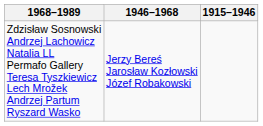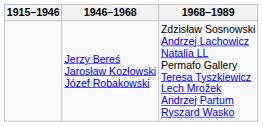columns swapped: (229, 12) <-> (54, 12)
